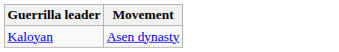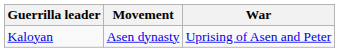+ column: (258, 15)
